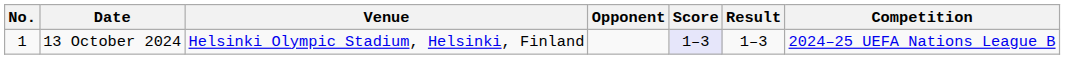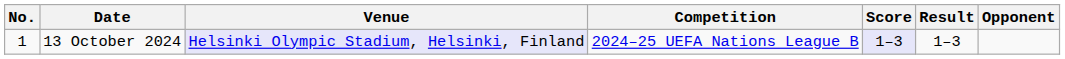columns swapped: (629, 17) <-> (922, 17)
(386, 42) no background -> (386, 42) lavender background
